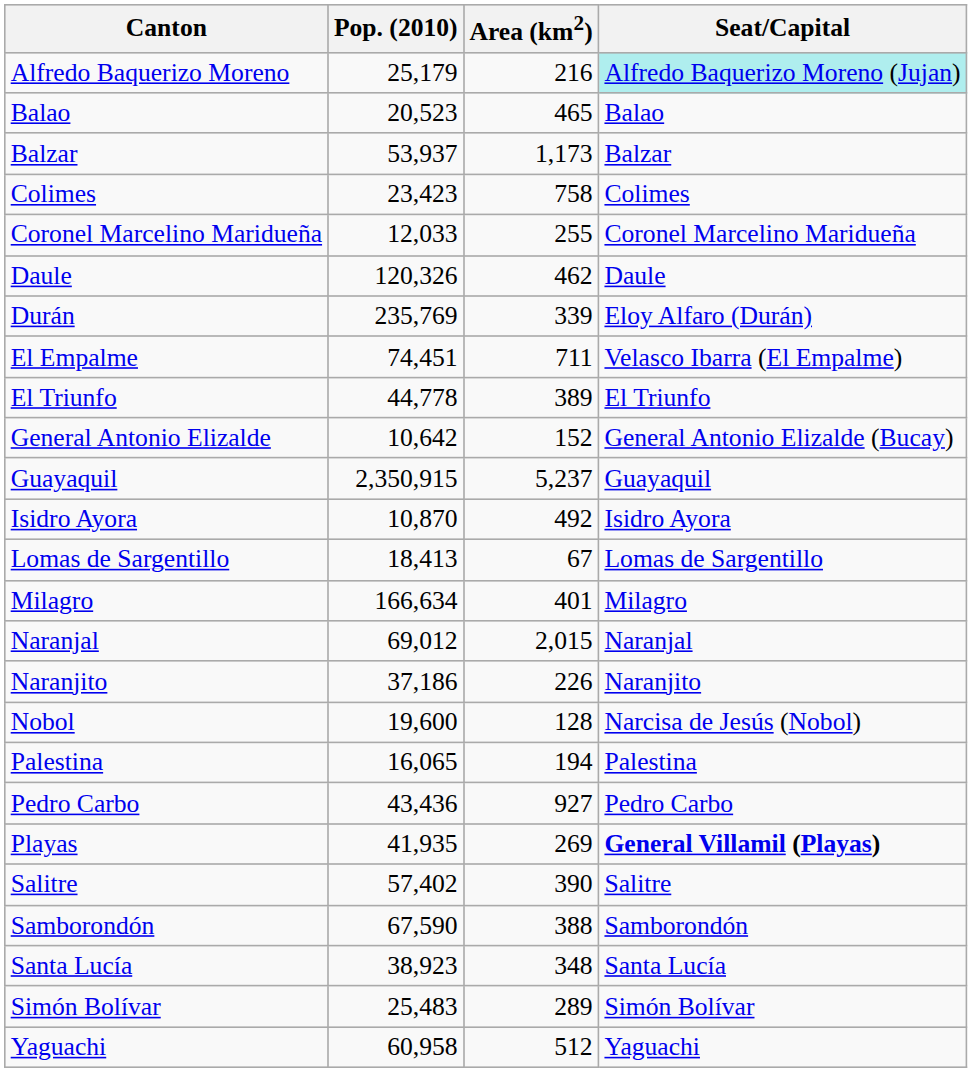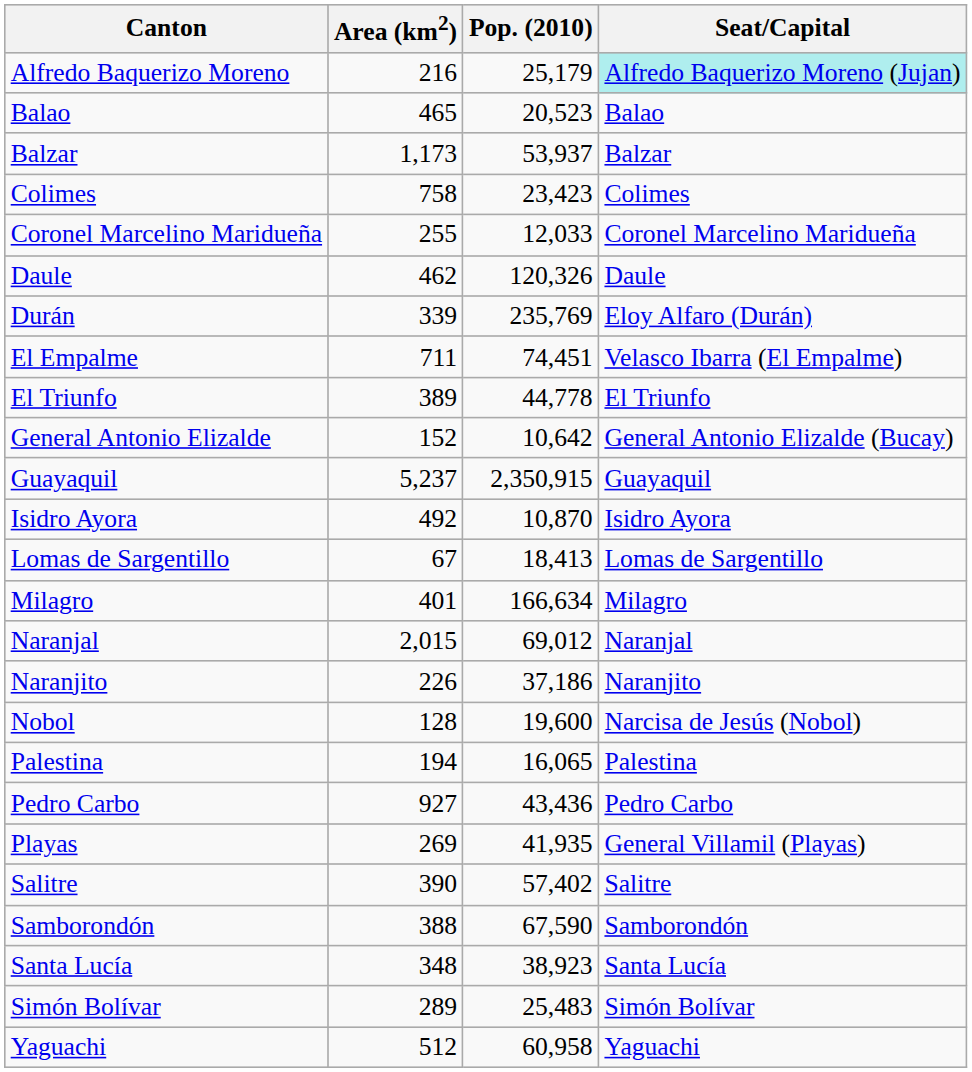columns swapped: (396, 28) <-> (531, 28)
(742, 843) bold -> (735, 843) normal
